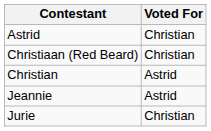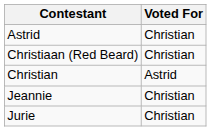(161, 95) Astrid -> (169, 95) Christian
